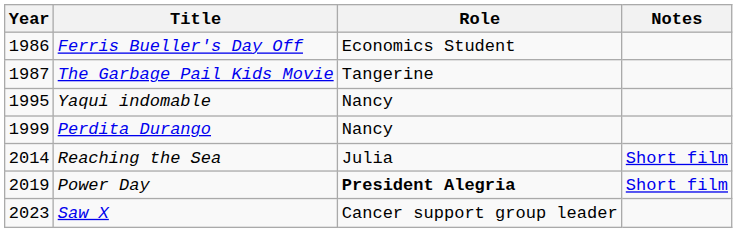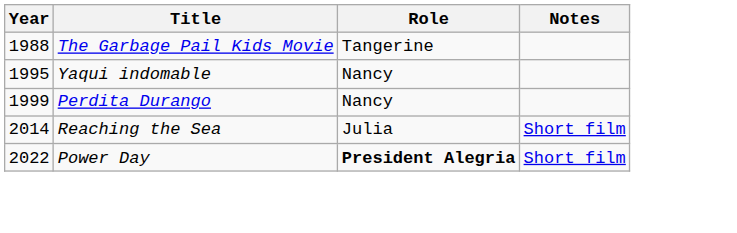- row: (180, 46)
(29, 74) 1987 -> (29, 46) 1988
(29, 185) 2019 -> (29, 157) 2022
- row: (83, 213)
